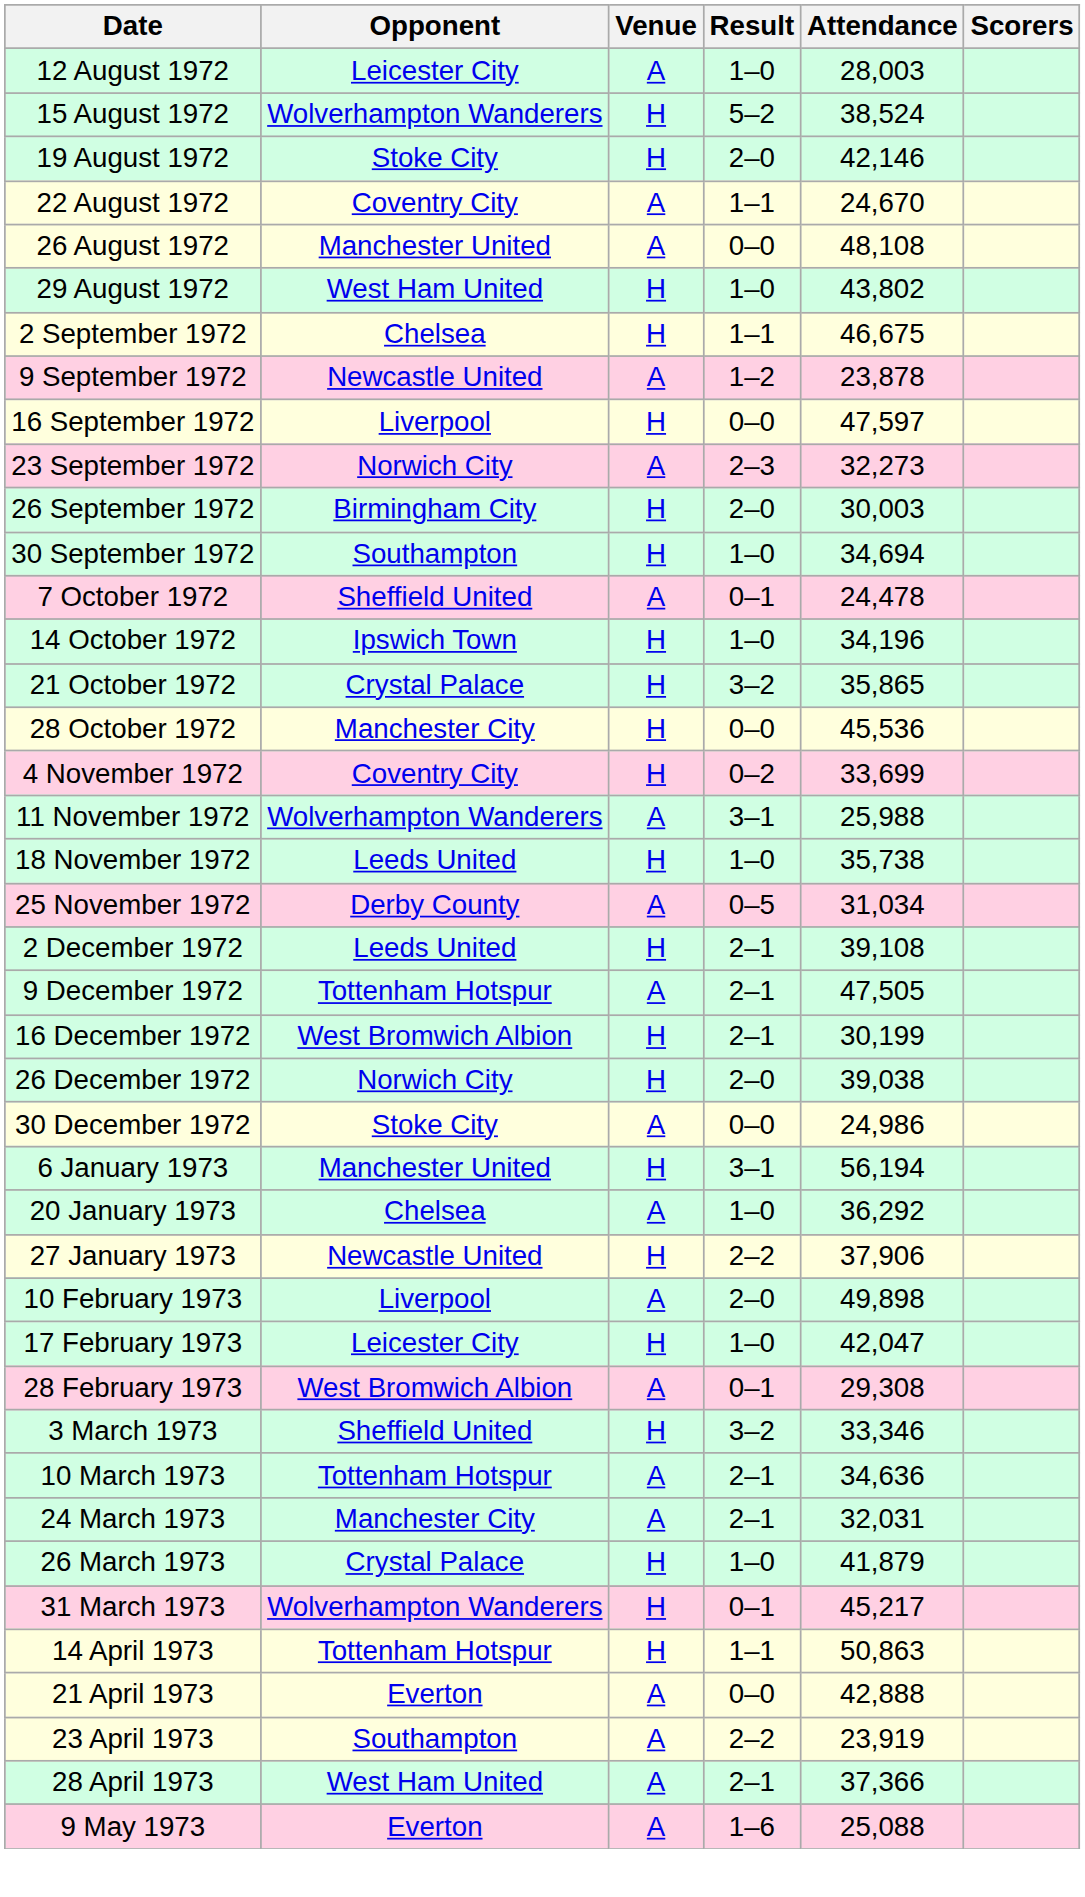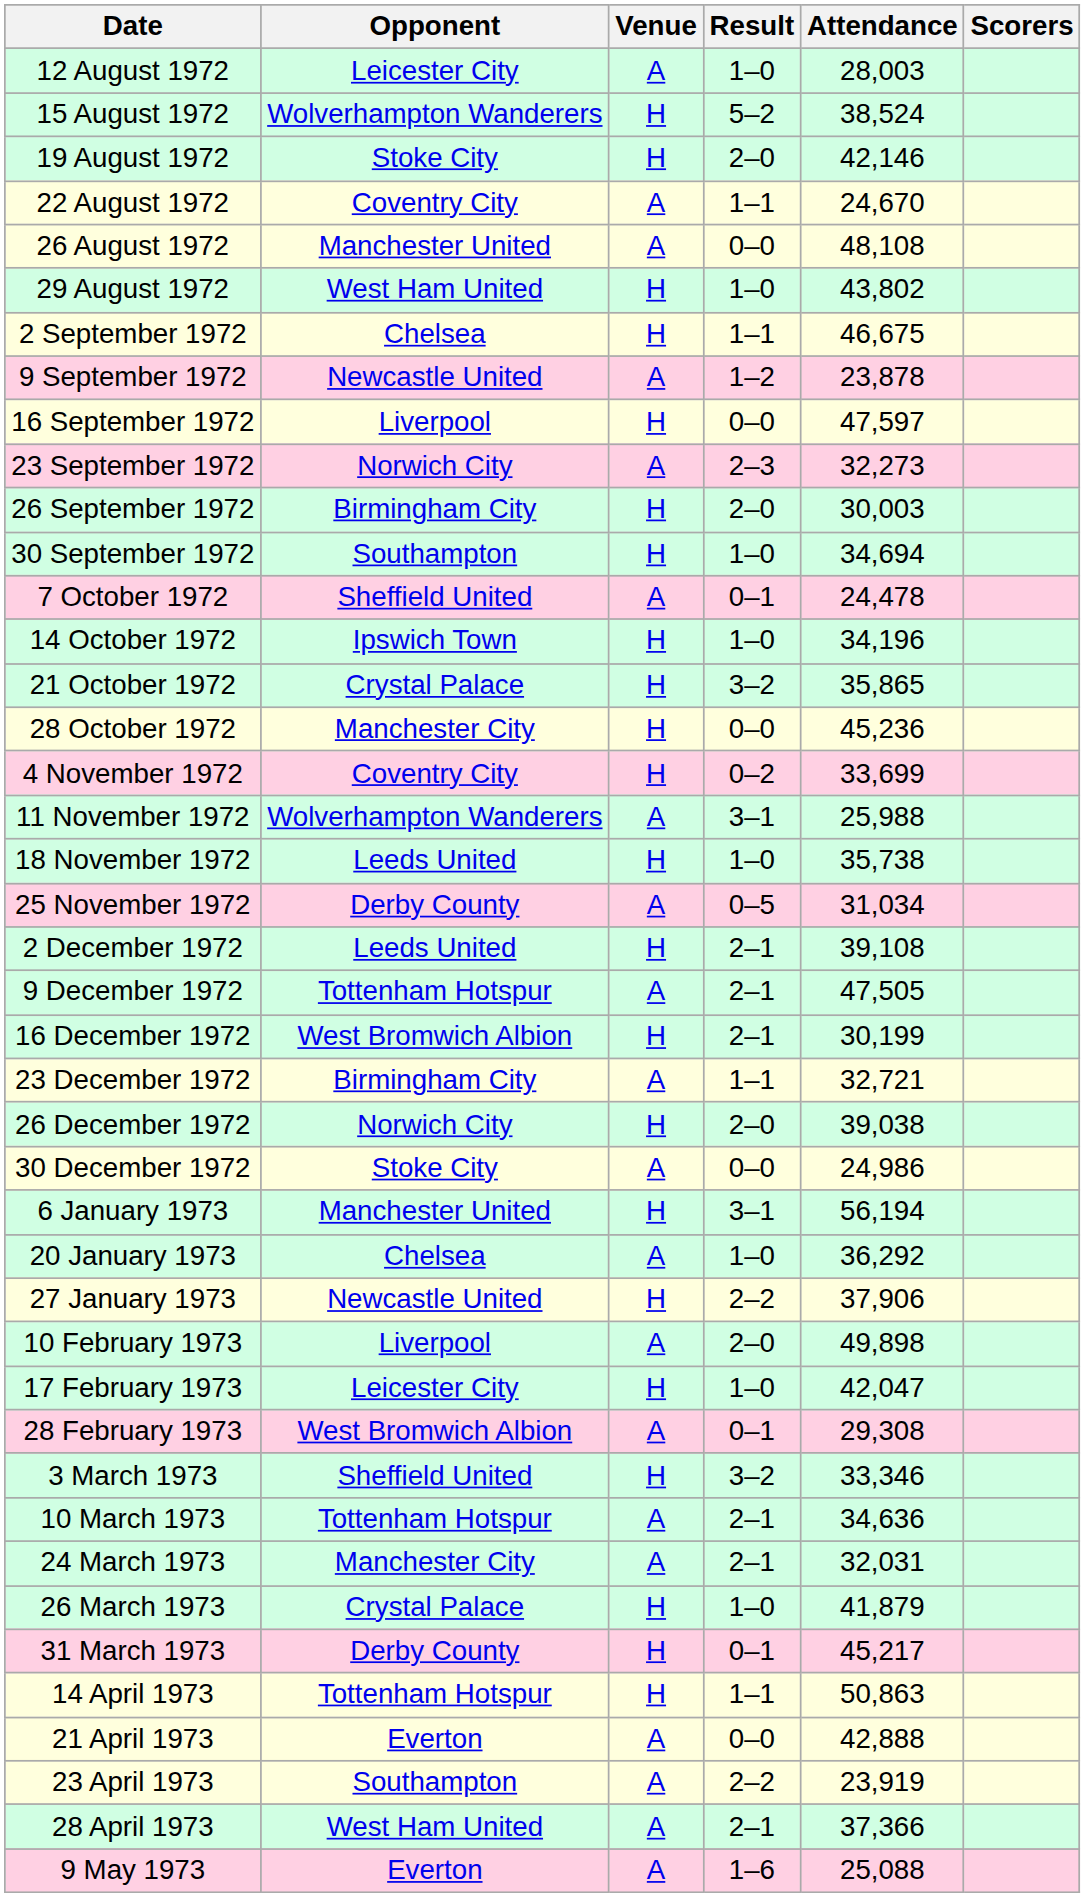(882, 728) 45,536 -> (882, 728) 45,236
+ row: (133, 1080)
(435, 1606) Wolverhampton Wanderers -> (435, 1650) Derby County
